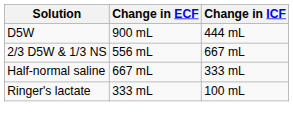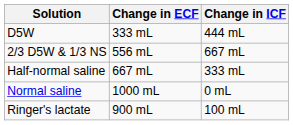(132, 33) 900 mL -> (132, 33) 333 mL
+ row: (44, 91)
(132, 91) 333 mL -> (132, 110) 900 mL
